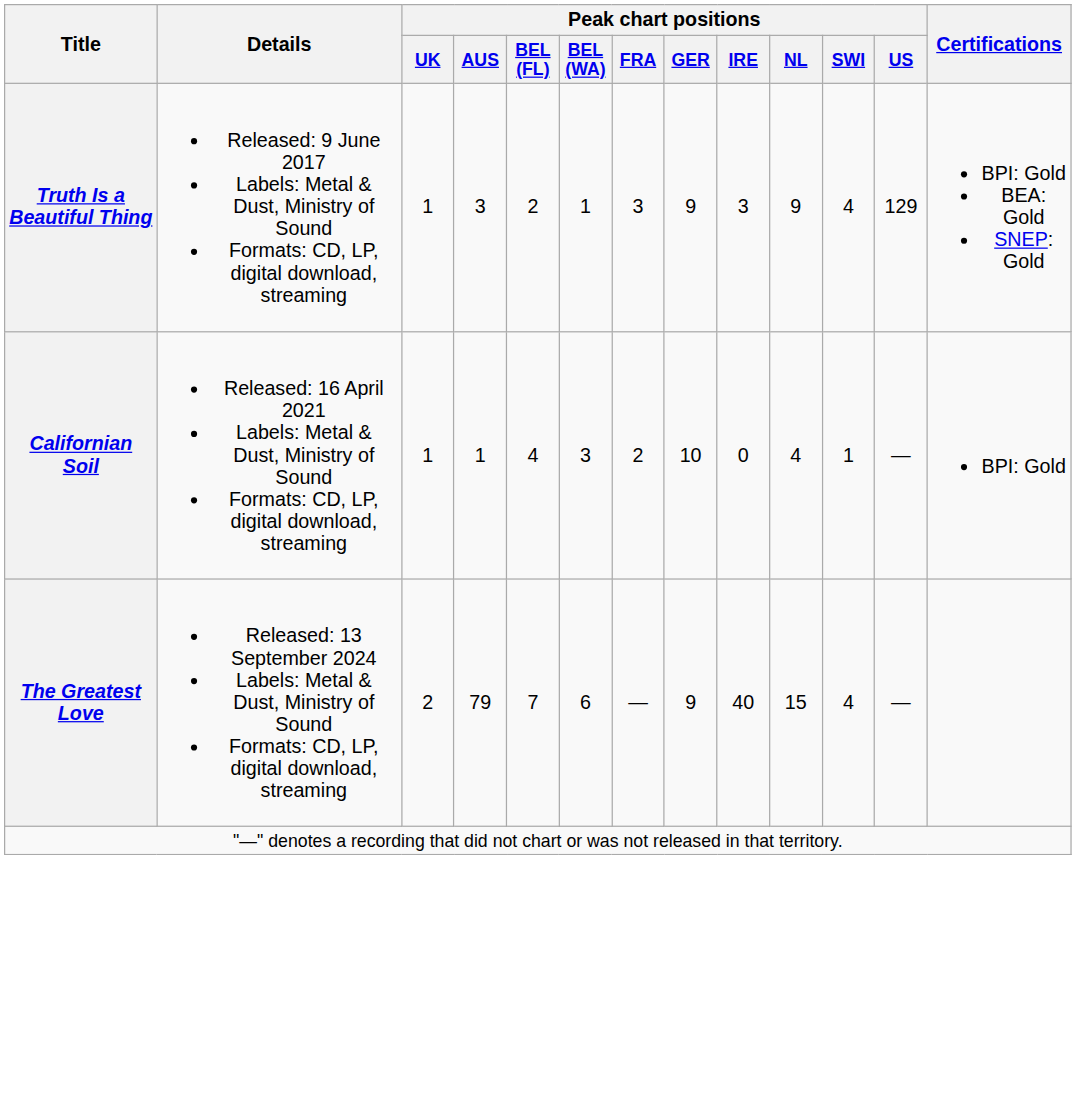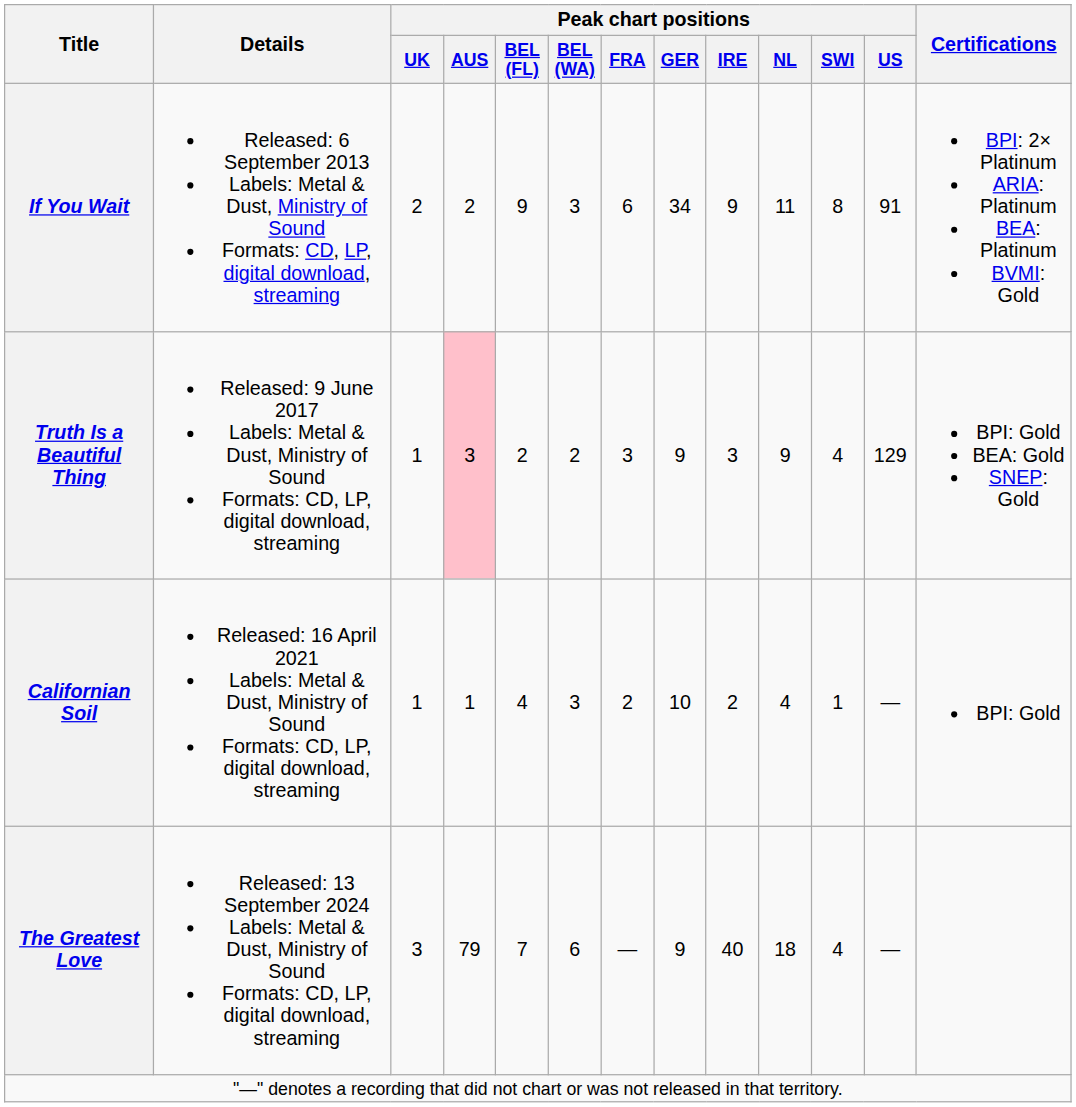+ row: (79, 207)
(480, 207) no background -> (470, 454) pink background
(585, 207) 1 -> (575, 454) 2
(743, 454) 0 -> (733, 702) 2
(428, 702) 2 -> (417, 950) 3
(796, 702) 15 -> (785, 950) 18
